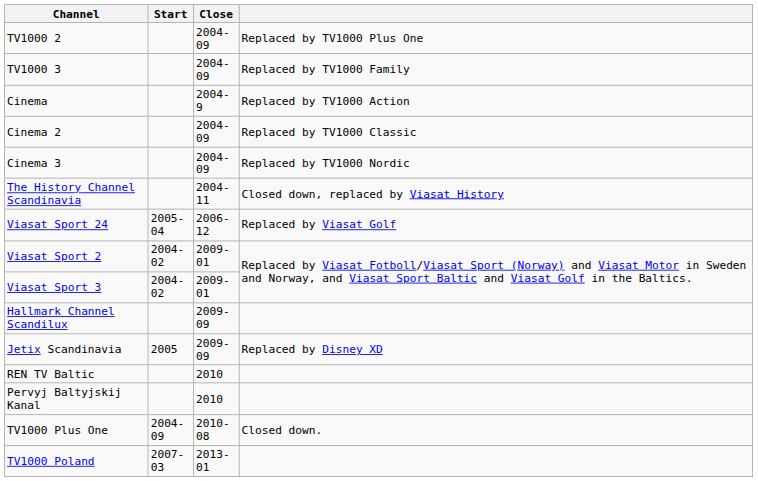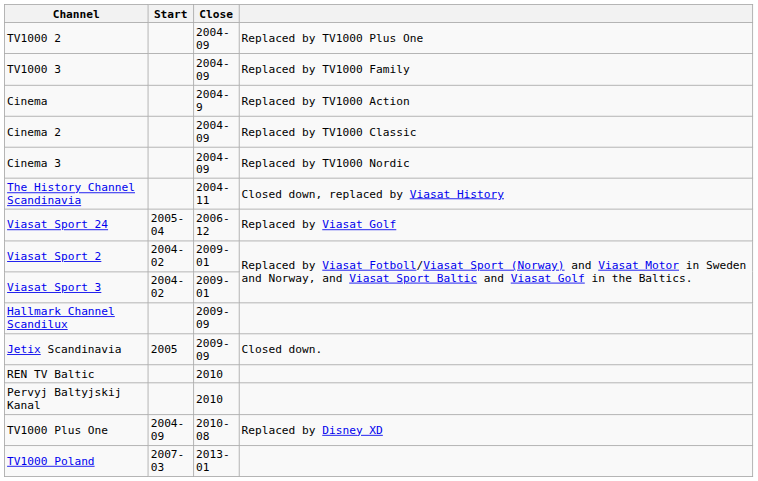(312, 349) Replaced by Disney XD -> (282, 349) Closed down.
(282, 430) Closed down. -> (312, 430) Replaced by Disney XD
